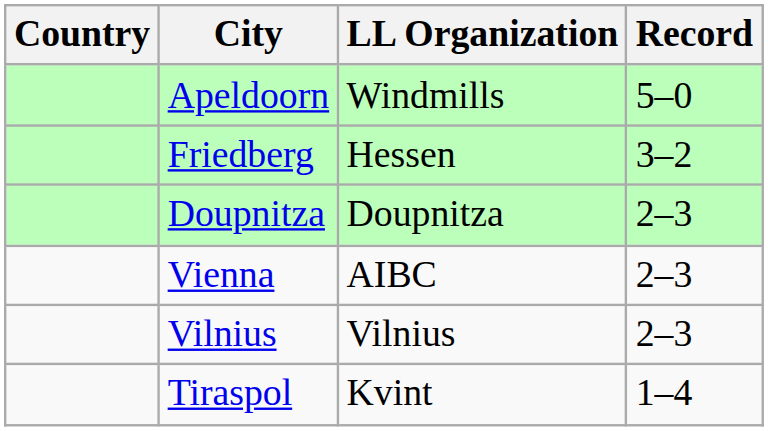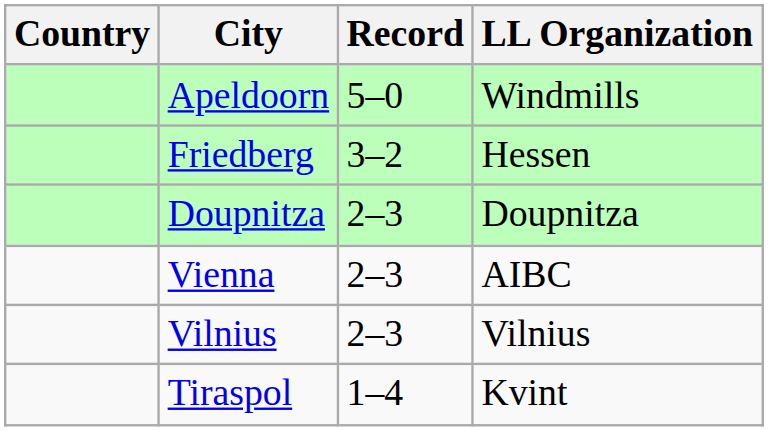columns swapped: (482, 34) <-> (694, 34)
